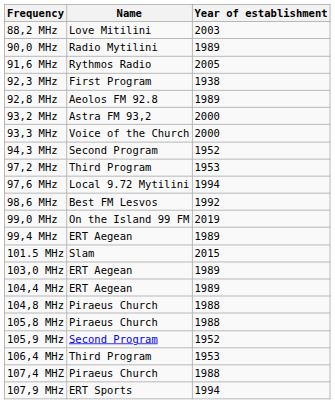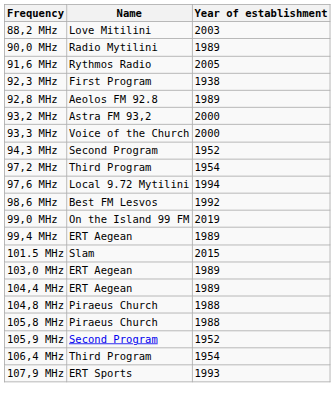(207, 167) 1953 -> (207, 167) 1954
(207, 356) 1953 -> (207, 356) 1954
- row: (35, 373)
(207, 391) 1994 -> (207, 373) 1993
